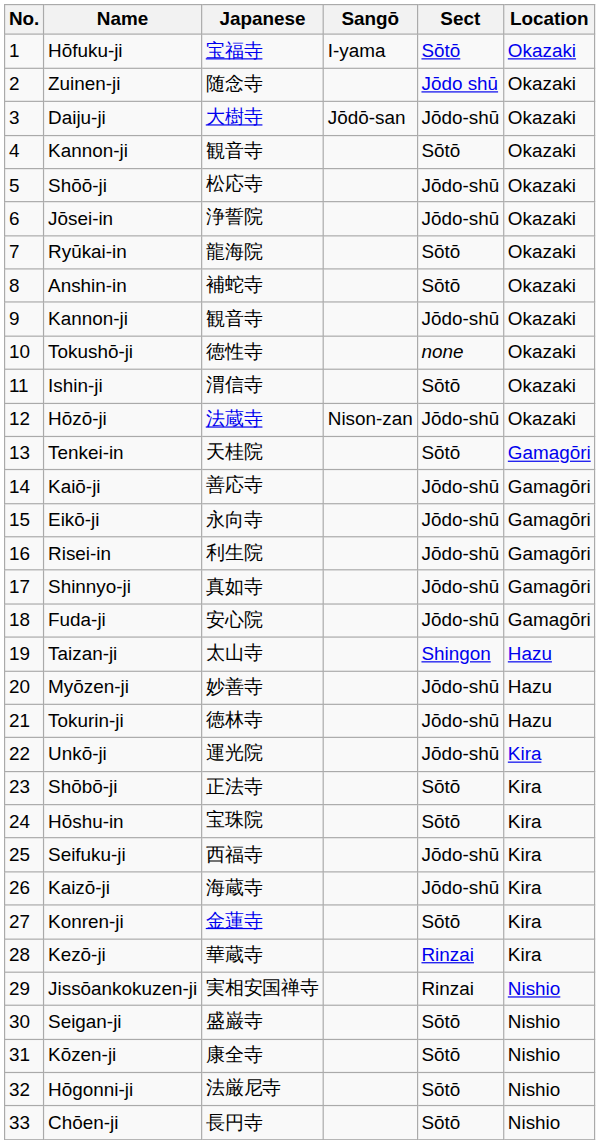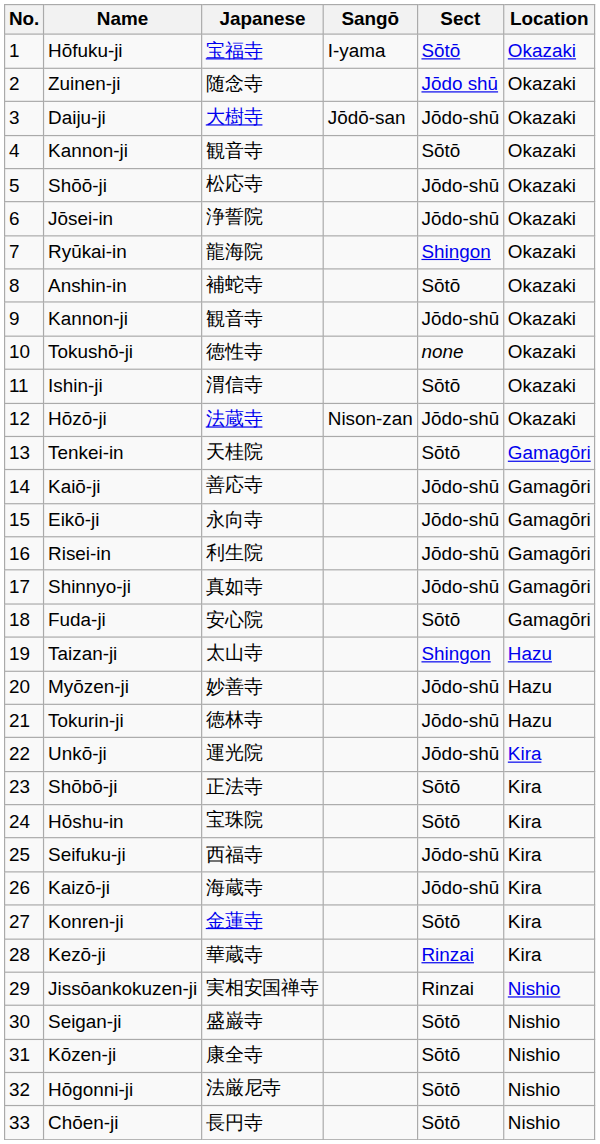(441, 252) Sōtō -> (456, 252) Shingon
(460, 620) Jōdo-shū -> (441, 620) Sōtō
